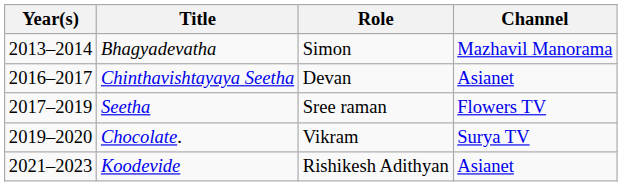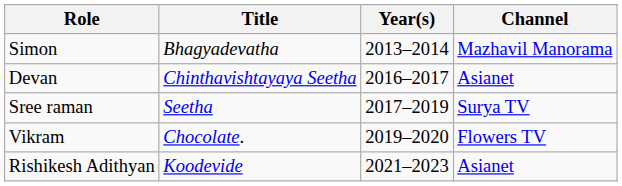columns swapped: (51, 19) <-> (376, 19)
(502, 107) Flowers TV -> (493, 107) Surya TV
(493, 136) Surya TV -> (502, 136) Flowers TV
